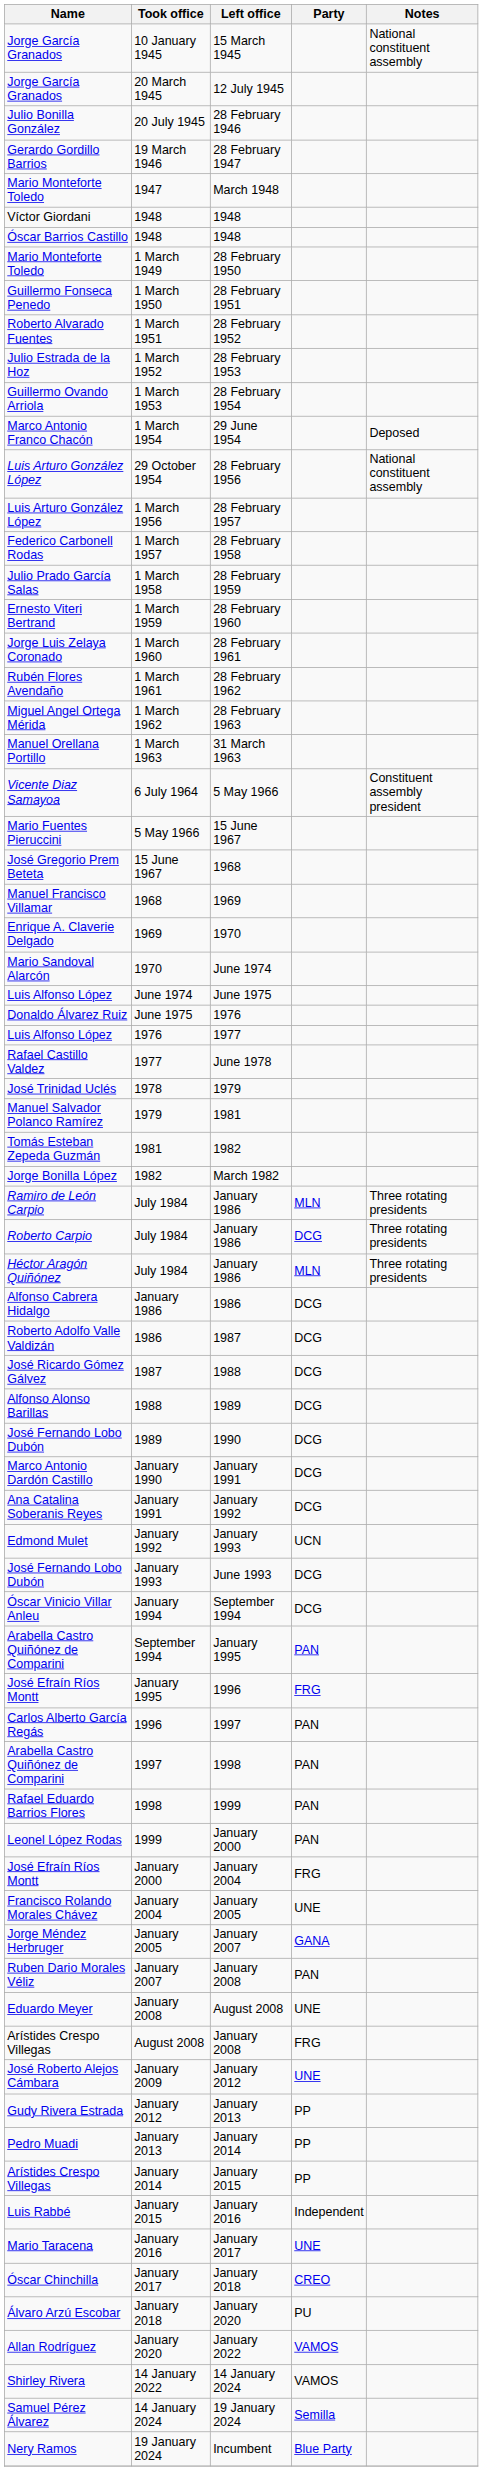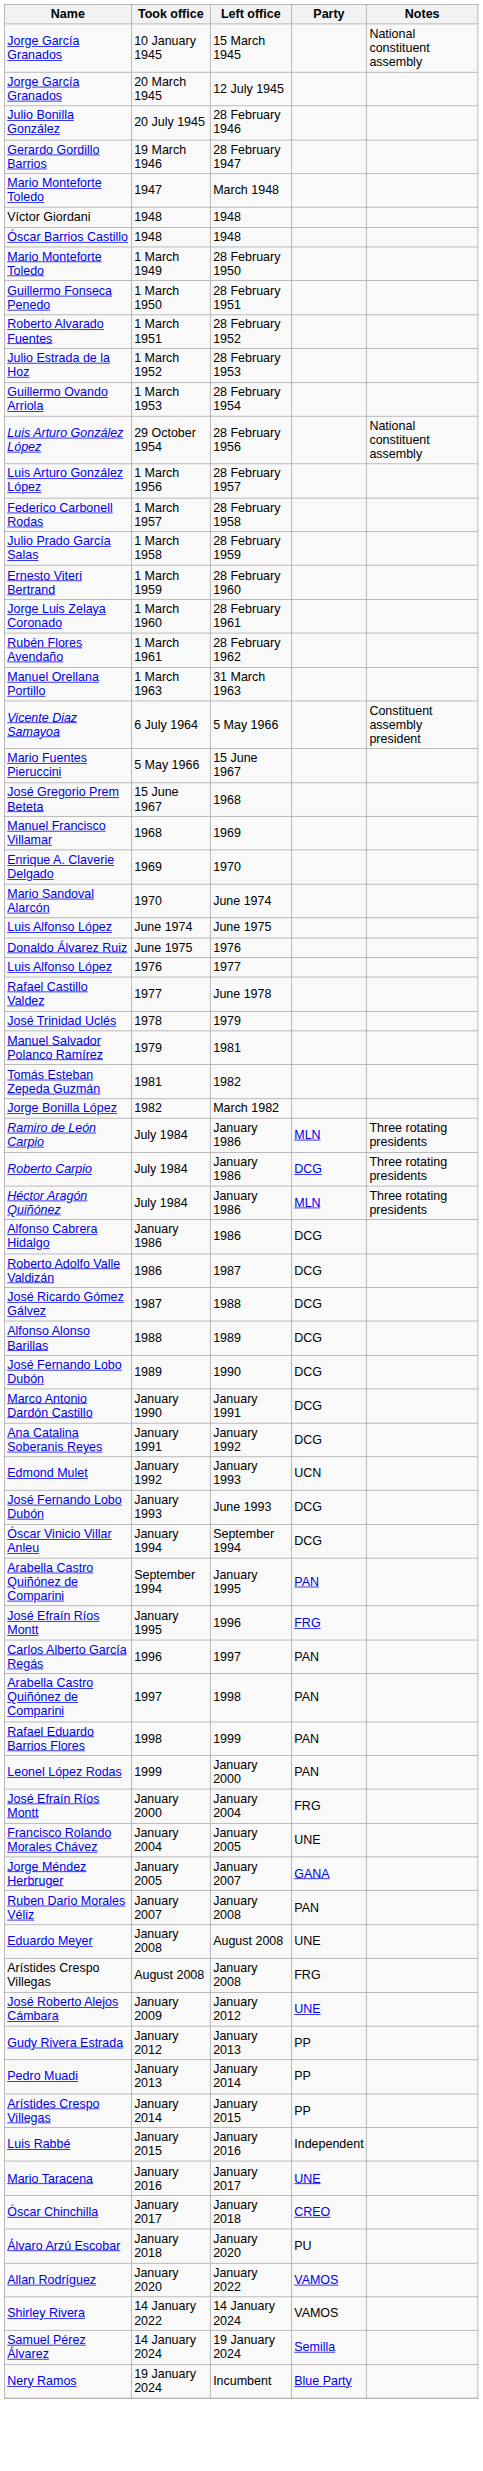- row: (50, 433)
- row: (64, 717)
